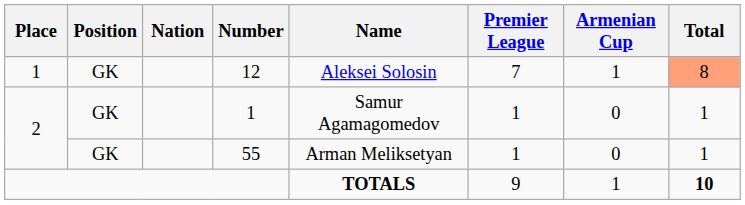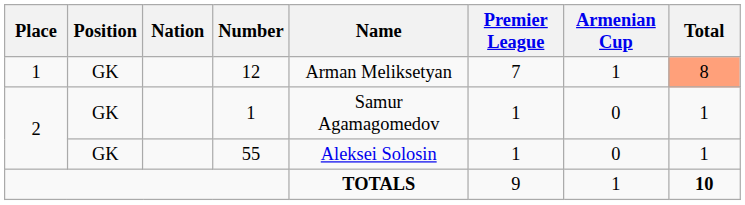(379, 71) Aleksei Solosin -> (379, 71) Arman Meliksetyan
(379, 154) Arman Meliksetyan -> (379, 154) Aleksei Solosin
